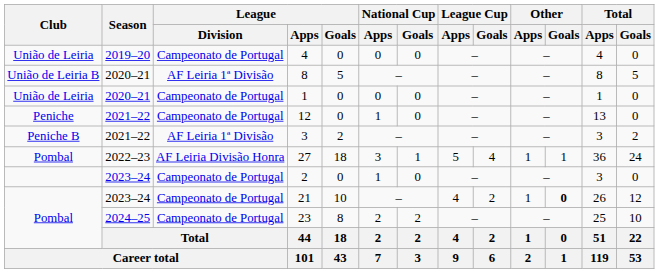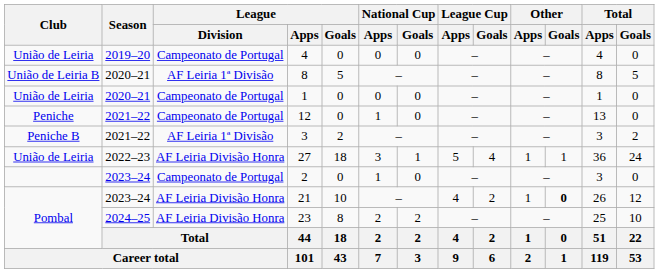(53, 156) Pombal -> (53, 156) União de Leiria
(220, 197) Campeonato de Portugal -> (220, 197) AF Leiria Divisão Honra
(220, 217) Campeonato de Portugal -> (220, 217) AF Leiria Divisão Honra
